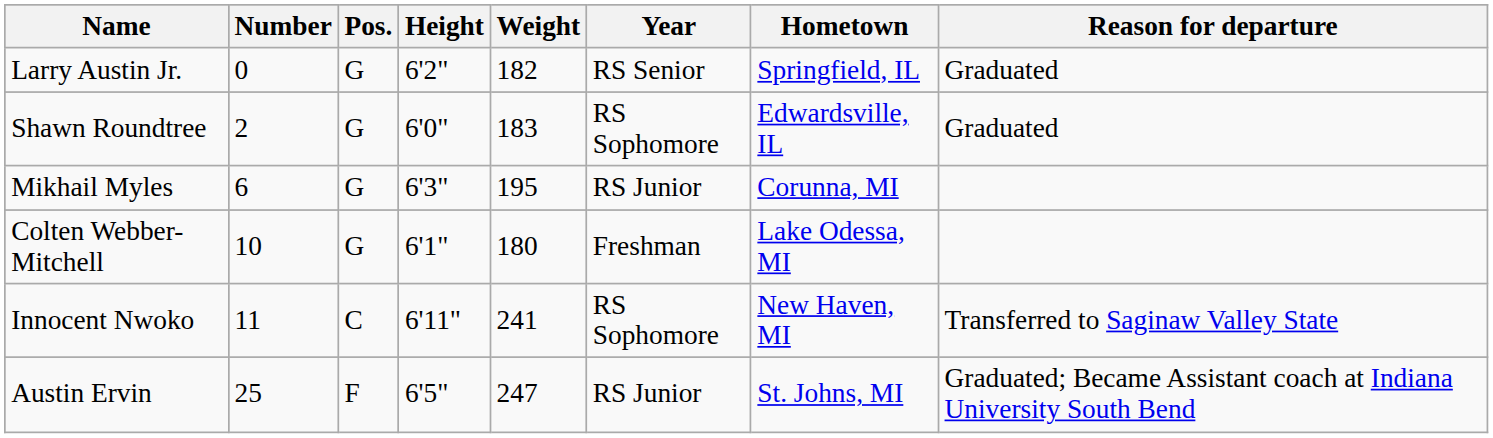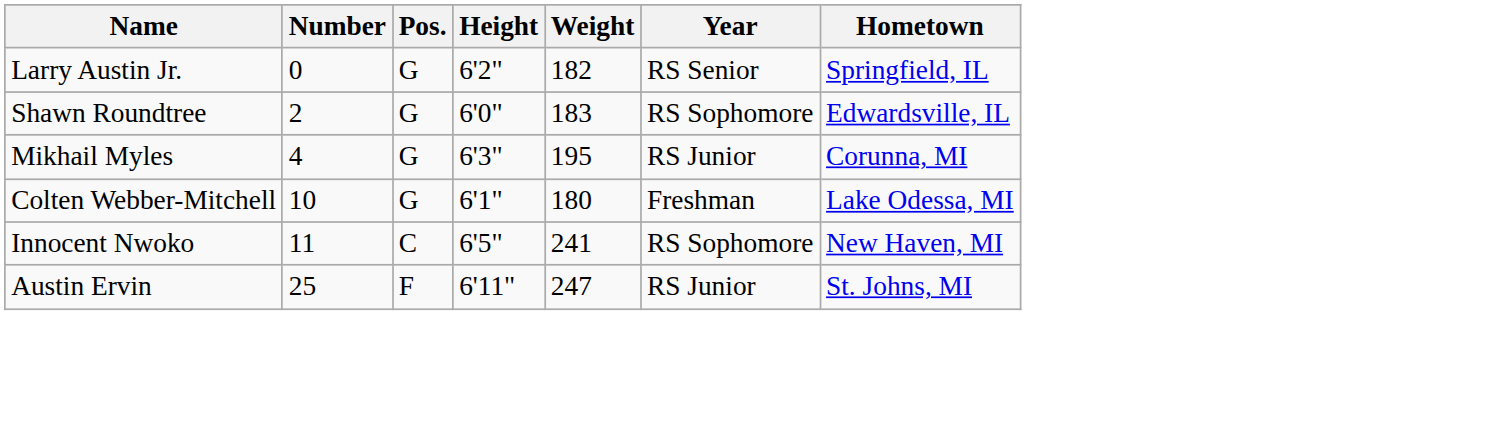- column: (1213, 26)
(241, 187) 6 -> (296, 156) 4
(433, 320) 6'11" -> (481, 243) 6'5"
(427, 394) 6'5" -> (487, 286) 6'11"
